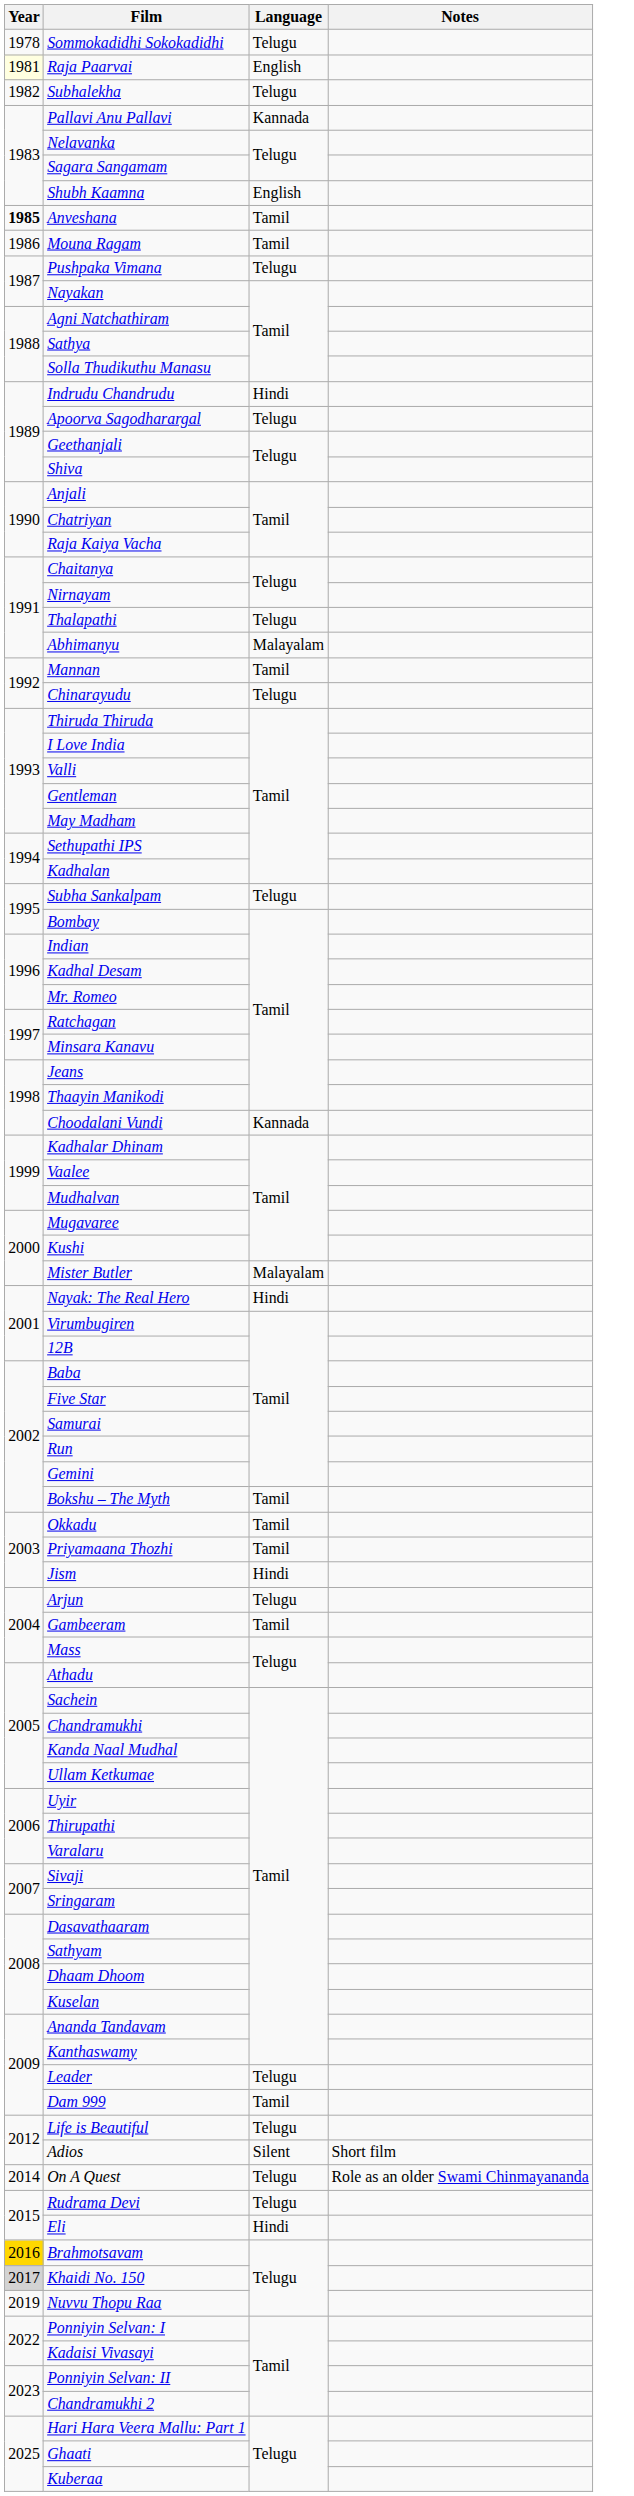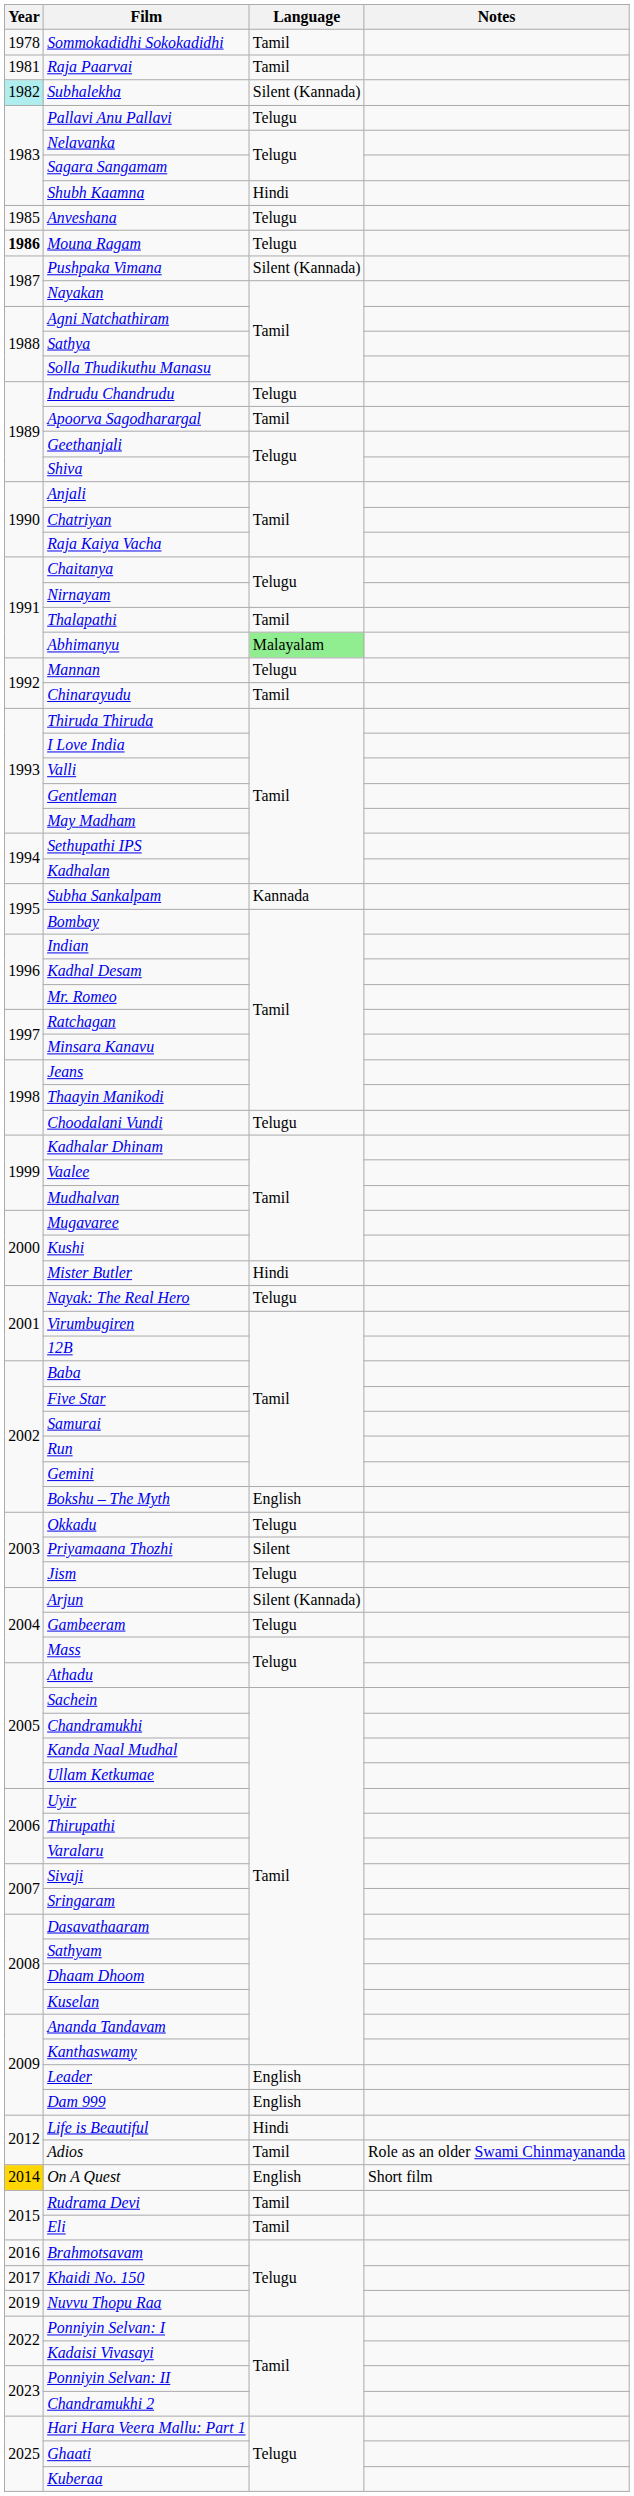(275, 42) Telugu -> (271, 42) Tamil
(24, 67) lightyellow background -> (24, 67) no background
(277, 67) English -> (271, 67) Tamil
(24, 92) no background -> (24, 92) paleturquoise background
(275, 92) Telugu -> (307, 92) Silent (Kannada)
(281, 117) Kannada -> (275, 117) Telugu
(277, 192) English -> (271, 192) Hindi
(24, 218) bold -> (24, 218) normal
(271, 218) Tamil -> (275, 218) Telugu
(24, 243) normal -> (24, 243) bold
(271, 243) Tamil -> (275, 243) Telugu
(275, 268) Telugu -> (307, 268) Silent (Kannada)
(271, 393) Hindi -> (275, 393) Telugu
(275, 419) Telugu -> (271, 419) Tamil
(275, 619) Telugu -> (271, 619) Tamil
(288, 645) no background -> (288, 645) lightgreen background
(271, 670) Tamil -> (275, 670) Telugu
(275, 695) Telugu -> (271, 695) Tamil
(275, 896) Telugu -> (281, 896) Kannada
(281, 1122) Kannada -> (275, 1122) Telugu
(288, 1273) Malayalam -> (271, 1273) Hindi
(271, 1298) Hindi -> (275, 1298) Telugu
(271, 1499) Tamil -> (277, 1499) English
(271, 1524) Tamil -> (275, 1524) Telugu
(271, 1549) Tamil -> (271, 1549) Silent
(271, 1574) Hindi -> (275, 1574) Telugu
(275, 1599) Telugu -> (307, 1599) Silent (Kannada)
(271, 1624) Tamil -> (275, 1624) Telugu
(275, 2077) Telugu -> (277, 2077) English
(271, 2102) Tamil -> (277, 2102) English
(275, 2127) Telugu -> (271, 2127) Hindi
(271, 2152) Silent -> (271, 2152) Tamil
(364, 2152) Short film -> (497, 2152) Role as an older Swami Chinmayananda
(24, 2177) no background -> (24, 2177) gold background
(275, 2177) Telugu -> (277, 2177) English
(460, 2177) Role as an older Swami Chinmayananda -> (400, 2177) Short film
(275, 2202) Telugu -> (271, 2202) Tamil
(271, 2227) Hindi -> (271, 2227) Tamil
(24, 2252) gold background -> (24, 2252) no background
(24, 2277) lightgrey background -> (24, 2277) no background
